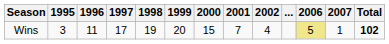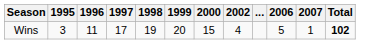- column: (238, 13)
(311, 30) khaki background -> (281, 30) no background
